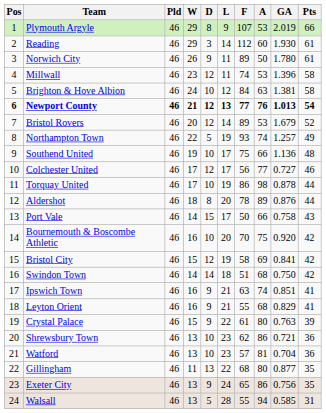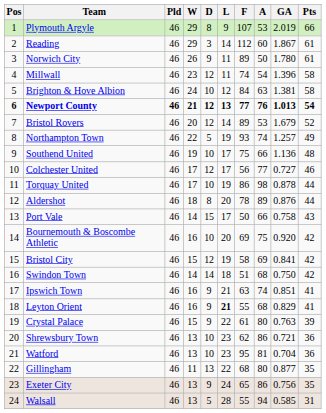(284, 43) 1.930 -> (284, 43) 1.867
(263, 75) 53 -> (263, 75) 54
(244, 238) 70 -> (244, 238) 69
(226, 306) normal -> (226, 306) bold
(244, 353) 57 -> (244, 353) 95
